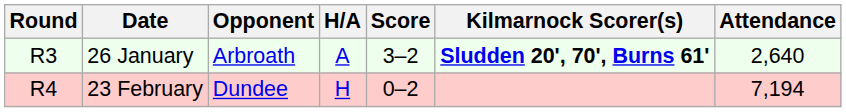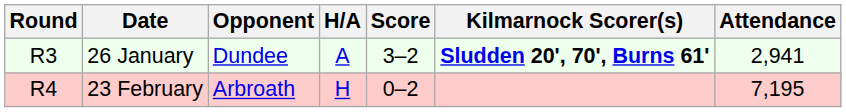(254, 55) Arbroath -> (250, 55) Dundee
(778, 55) 2,640 -> (778, 55) 2,941
(250, 89) Dundee -> (254, 89) Arbroath
(778, 89) 7,194 -> (778, 89) 7,195
